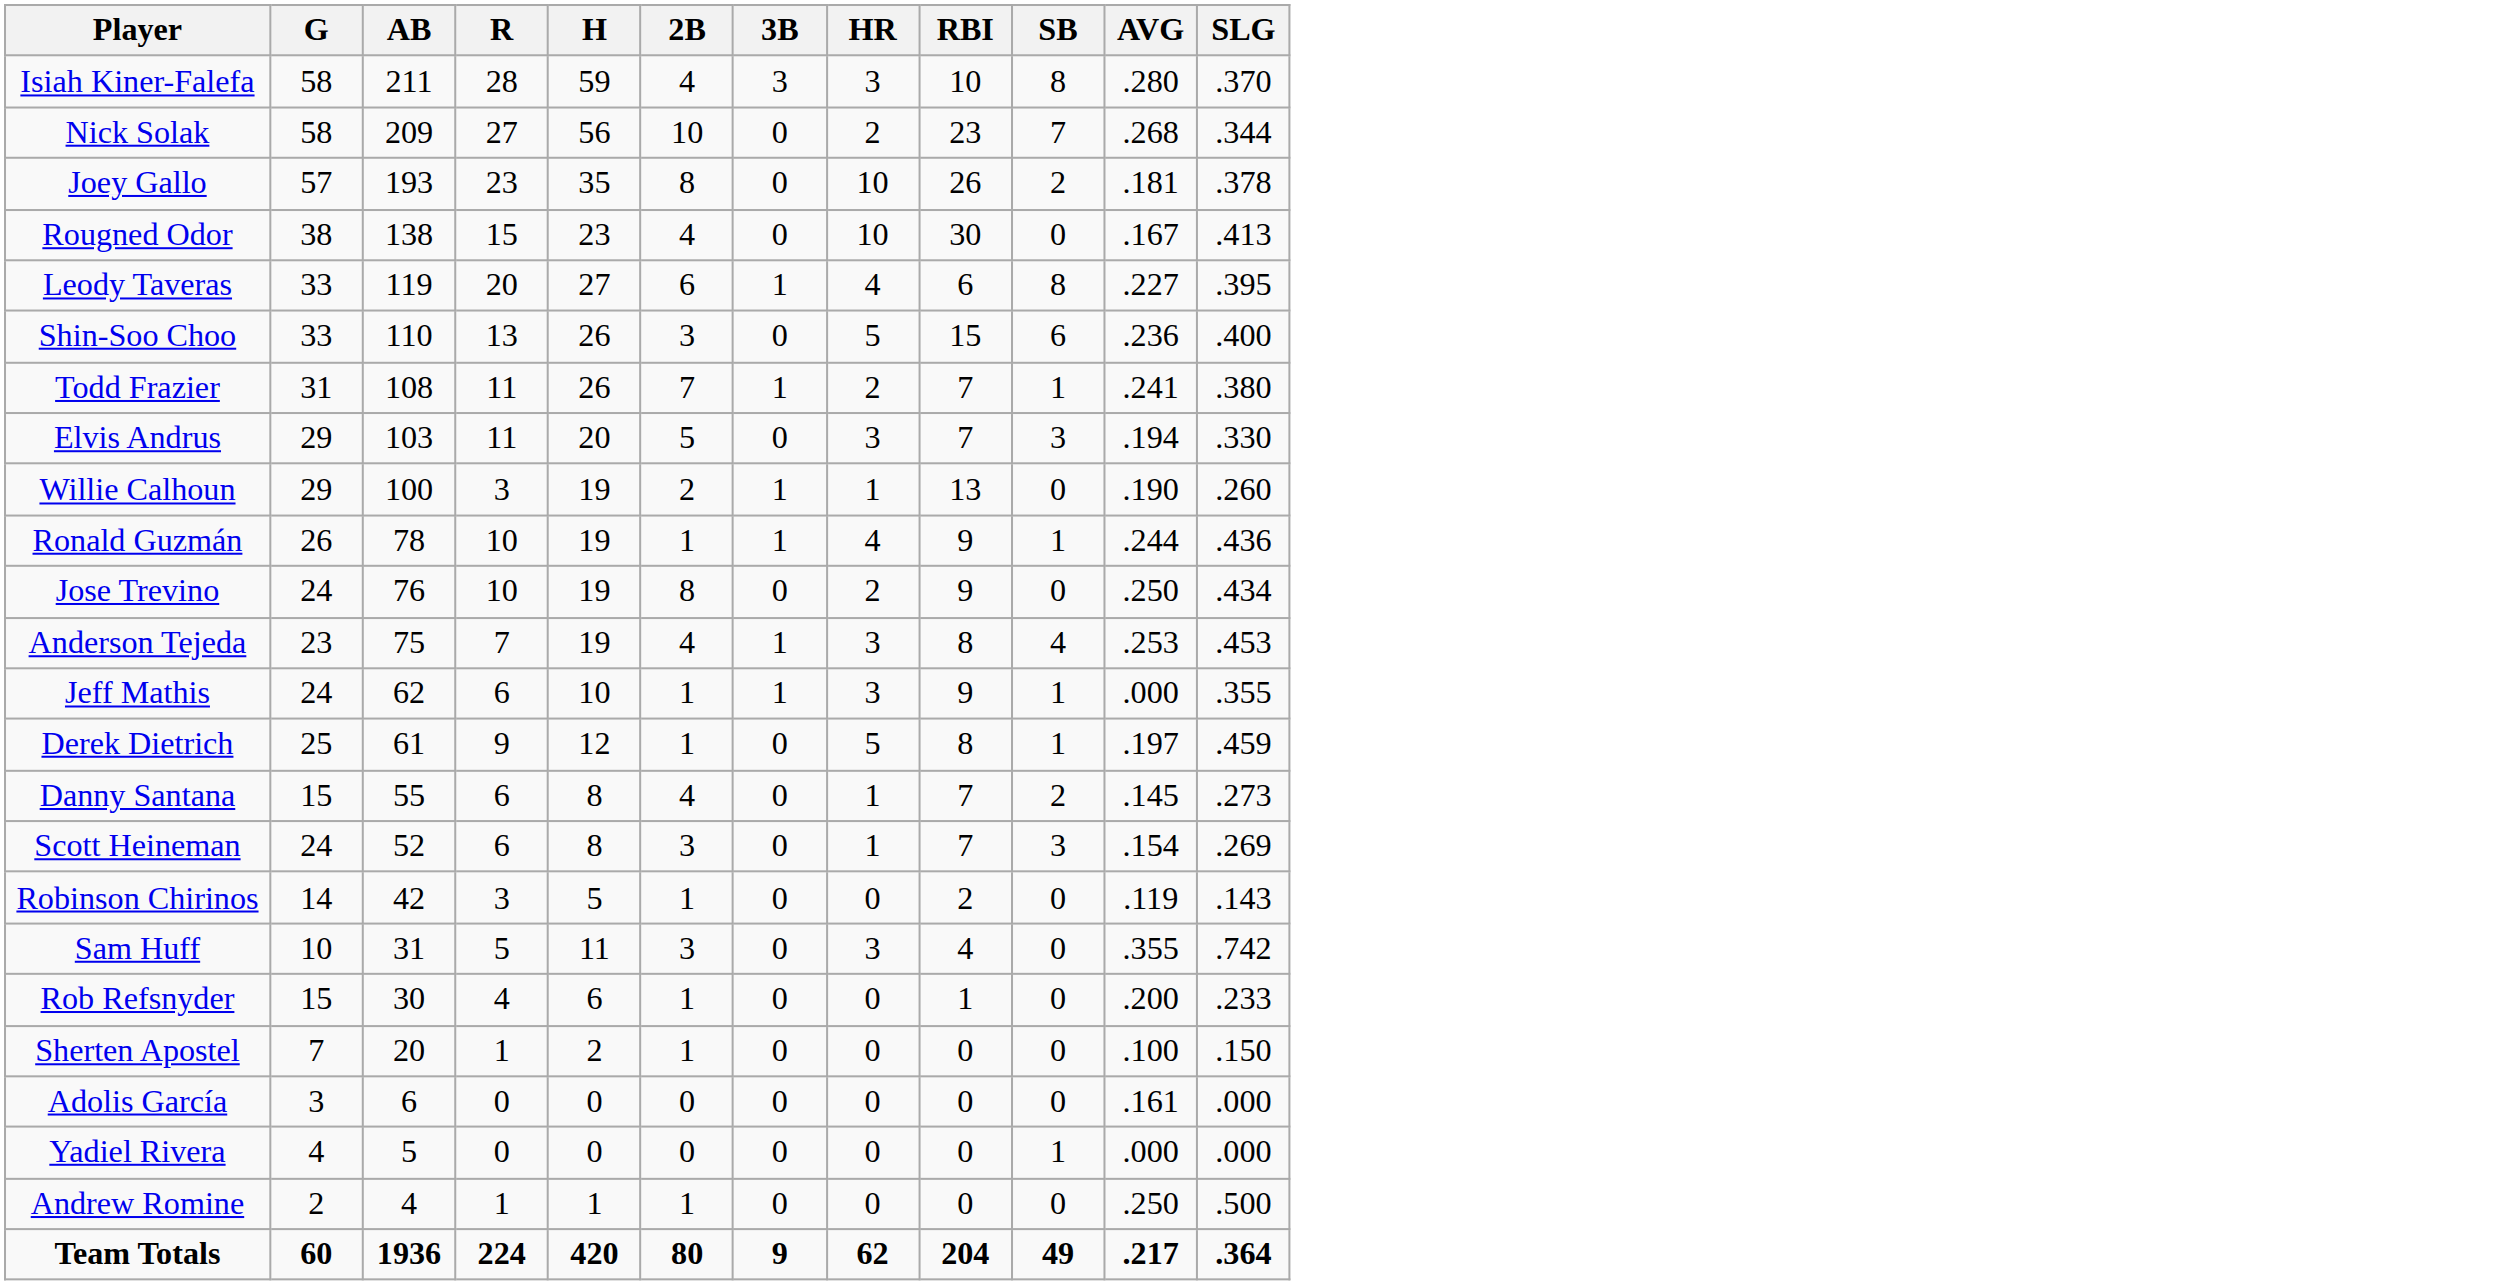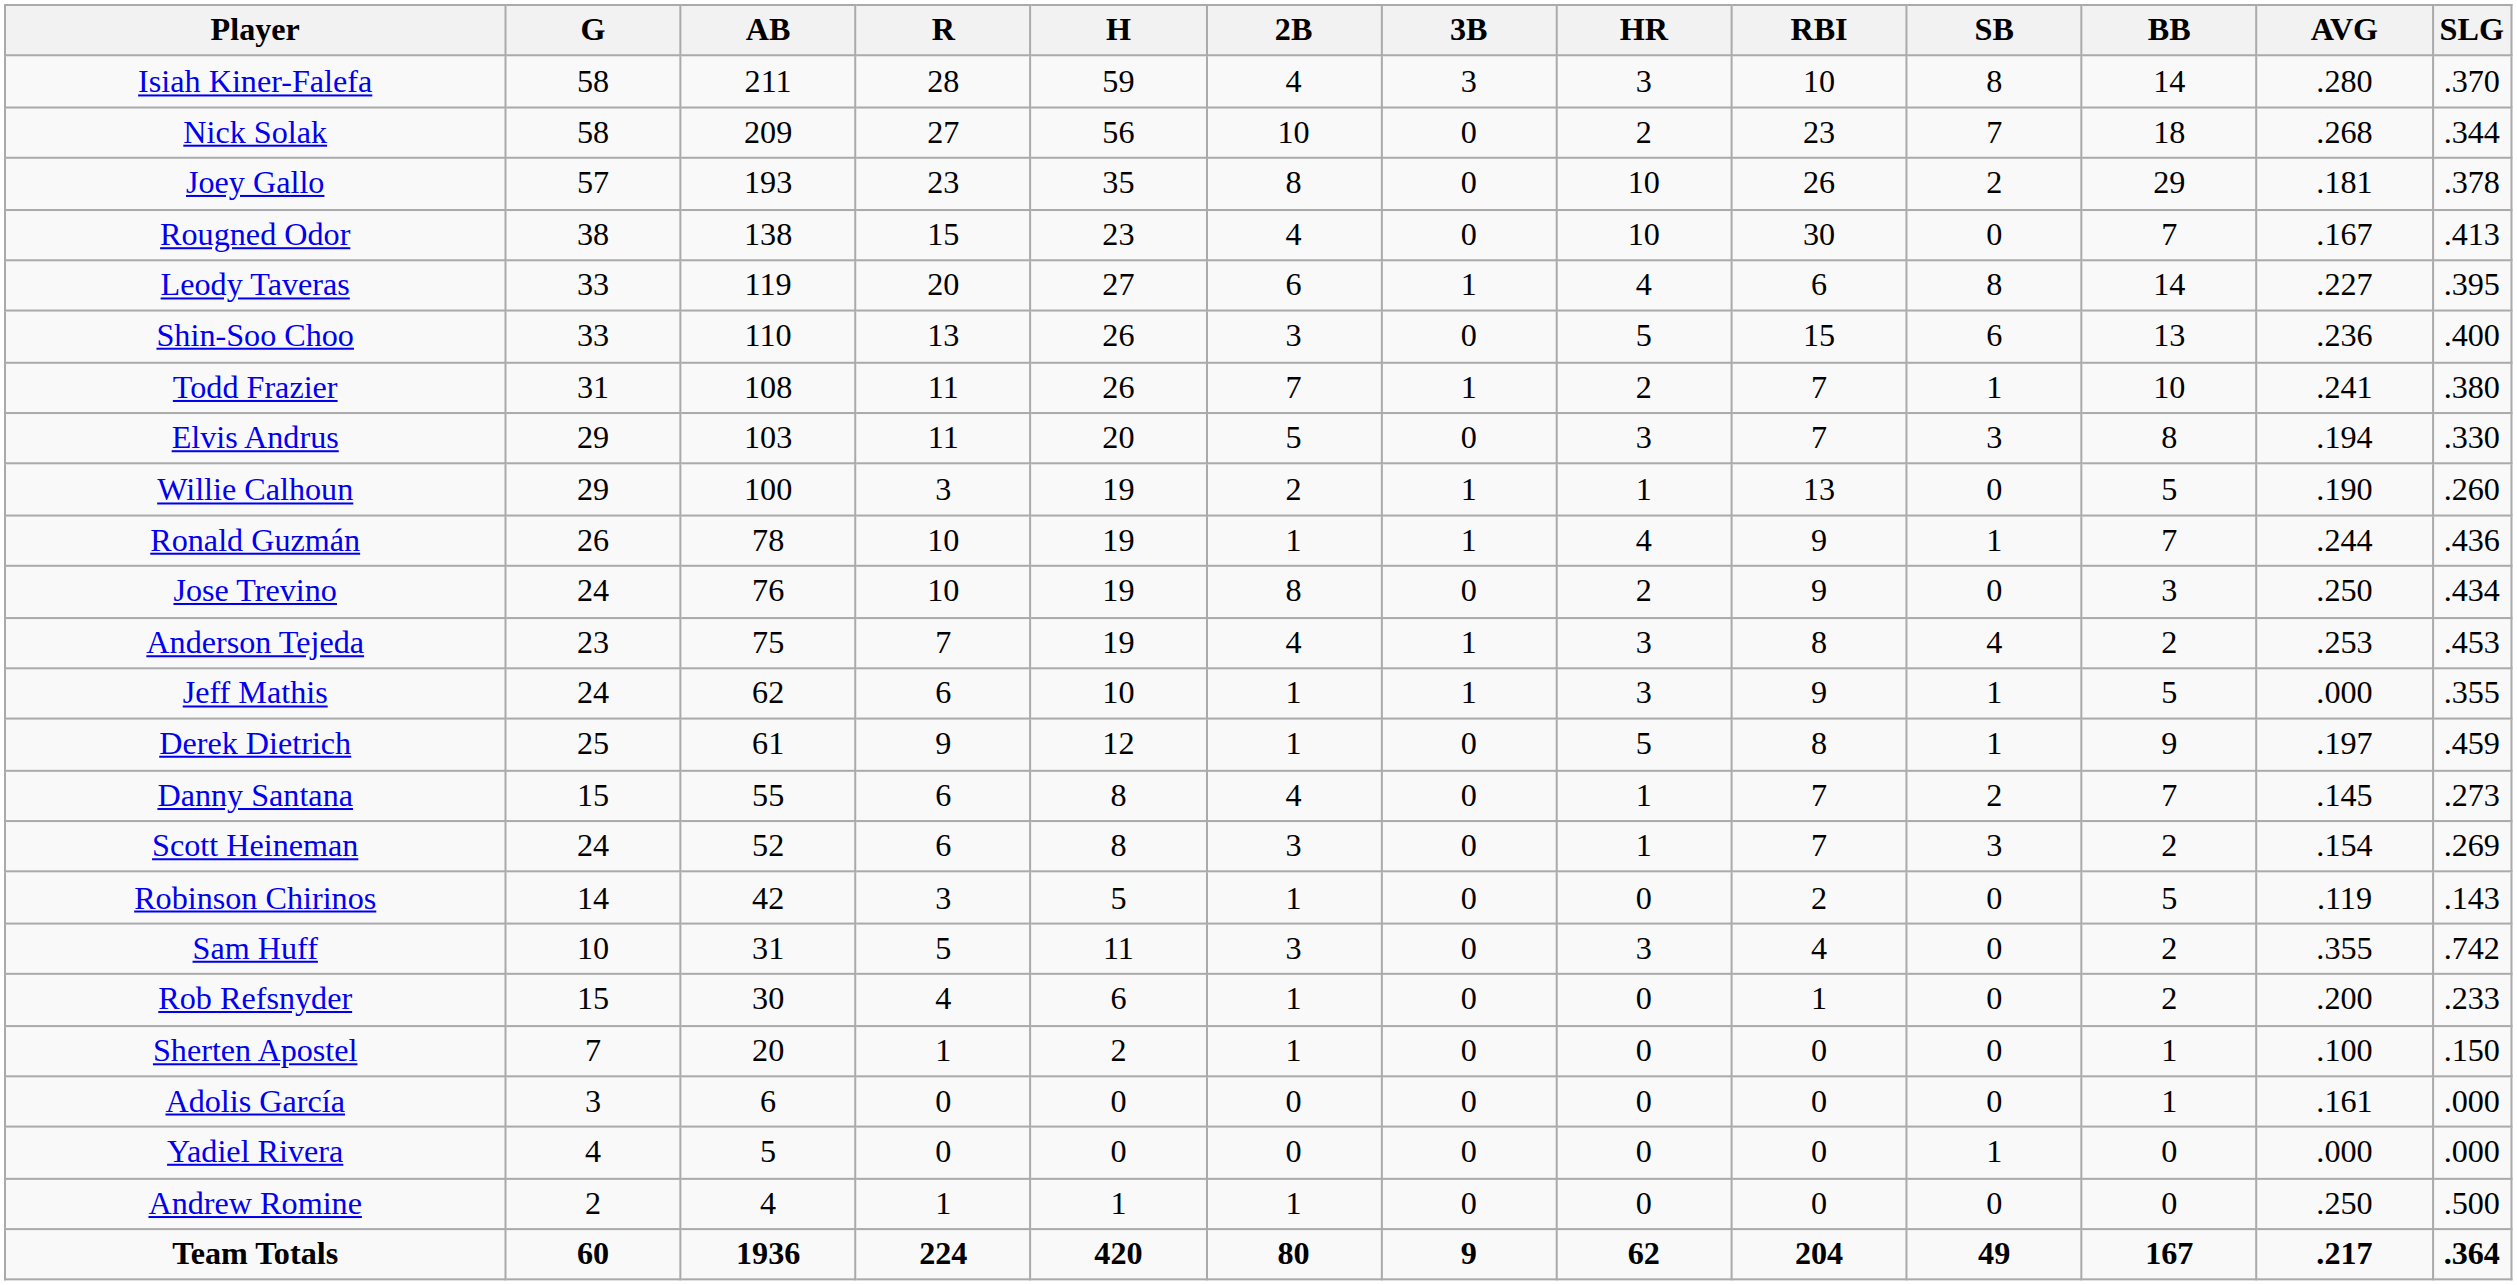+ column: (2169, 30)
